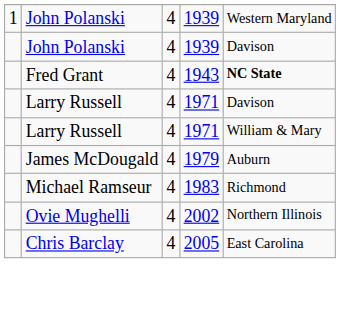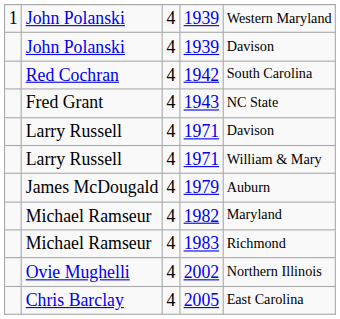+ row: (13, 75)
(254, 74) bold -> (252, 103) normal
+ row: (13, 216)
